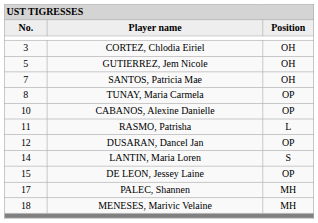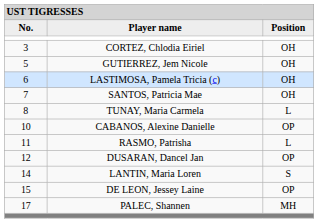+ row: (26, 79)
(288, 95) OP -> (288, 111) L
- row: (26, 205)
